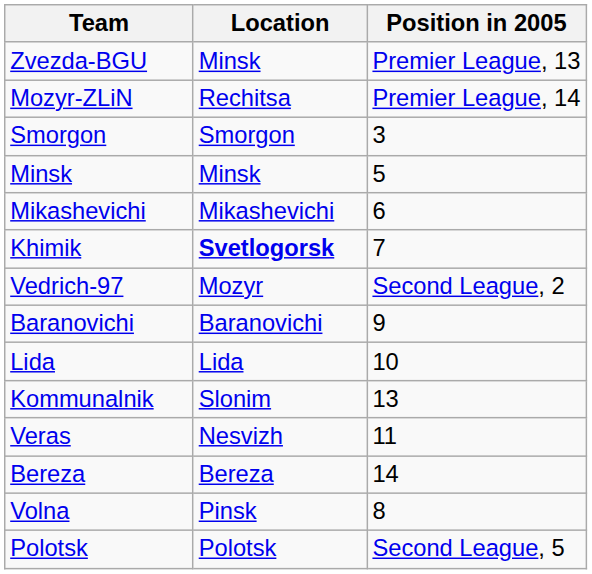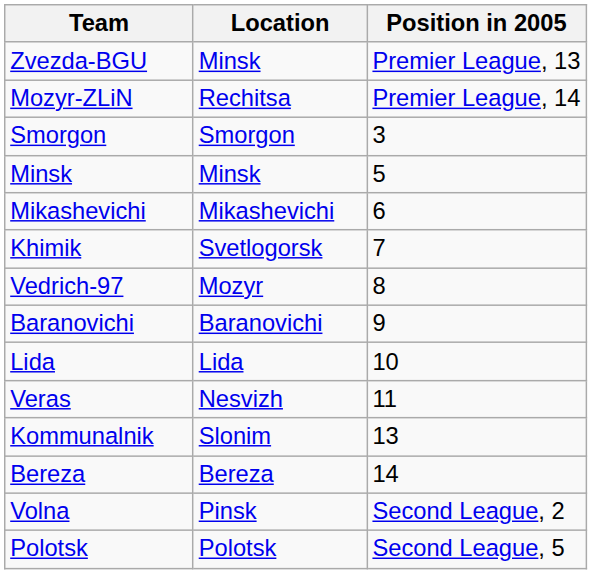(266, 248) bold -> (261, 248) normal
(469, 286) Second League, 2 -> (379, 286) 8
rows swapped: (40, 436) <-> (82, 398)
(379, 511) 8 -> (469, 511) Second League, 2
